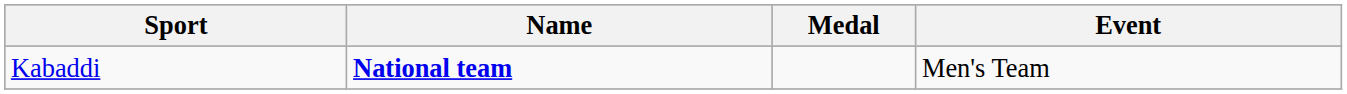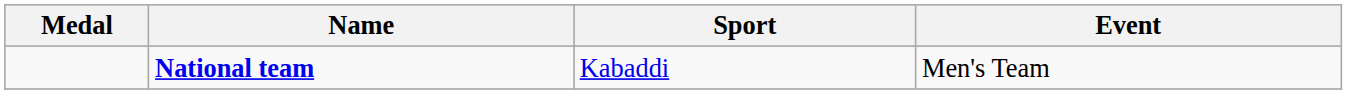columns swapped: (844, 25) <-> (176, 25)
